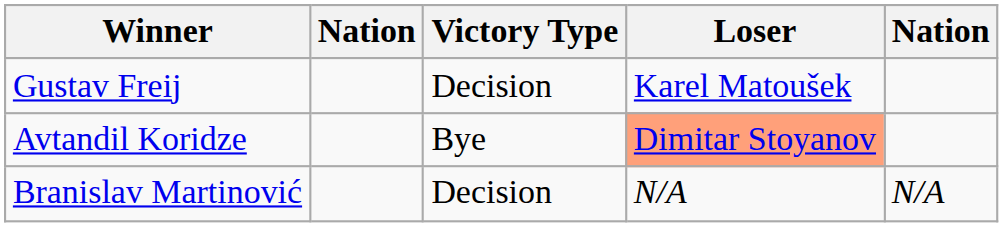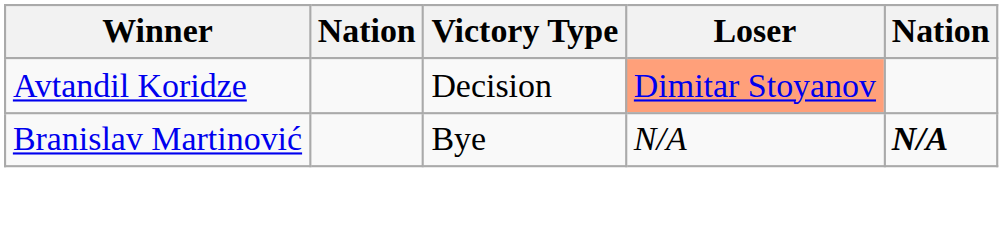- row: (97, 85)
(459, 138) Bye -> (492, 85) Decision
(492, 192) Decision -> (459, 138) Bye
(918, 192) normal -> (920, 138) bold
